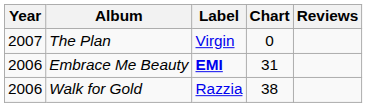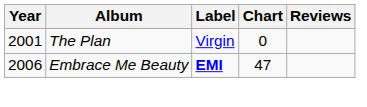(25, 41) 2007 -> (25, 41) 2001
(270, 65) 31 -> (263, 65) 47
- row: (96, 89)
